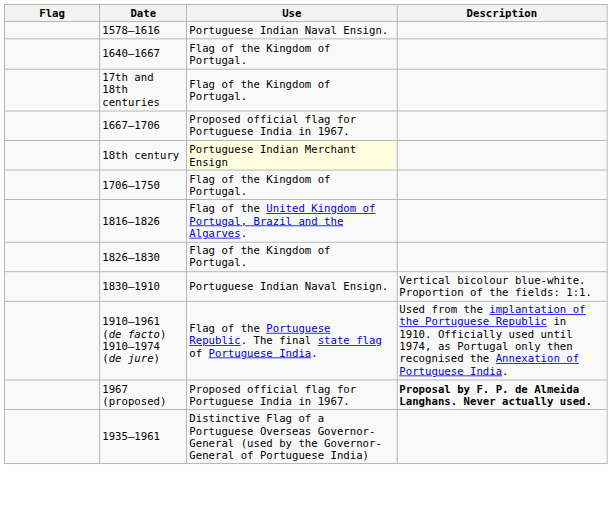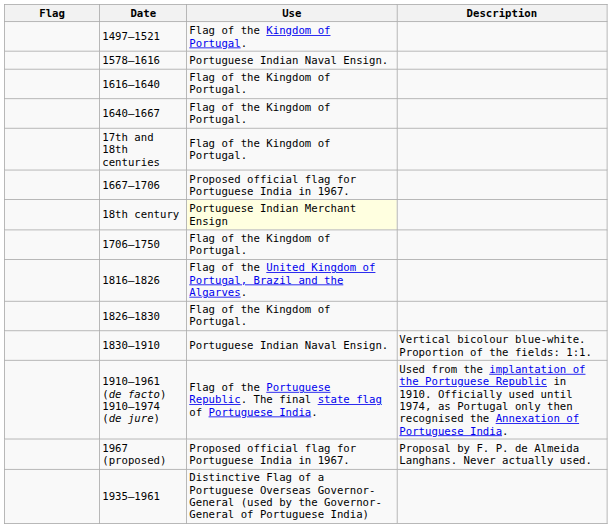+ row: (131, 37)
+ row: (131, 84)
(496, 395) bold -> (496, 454) normal
